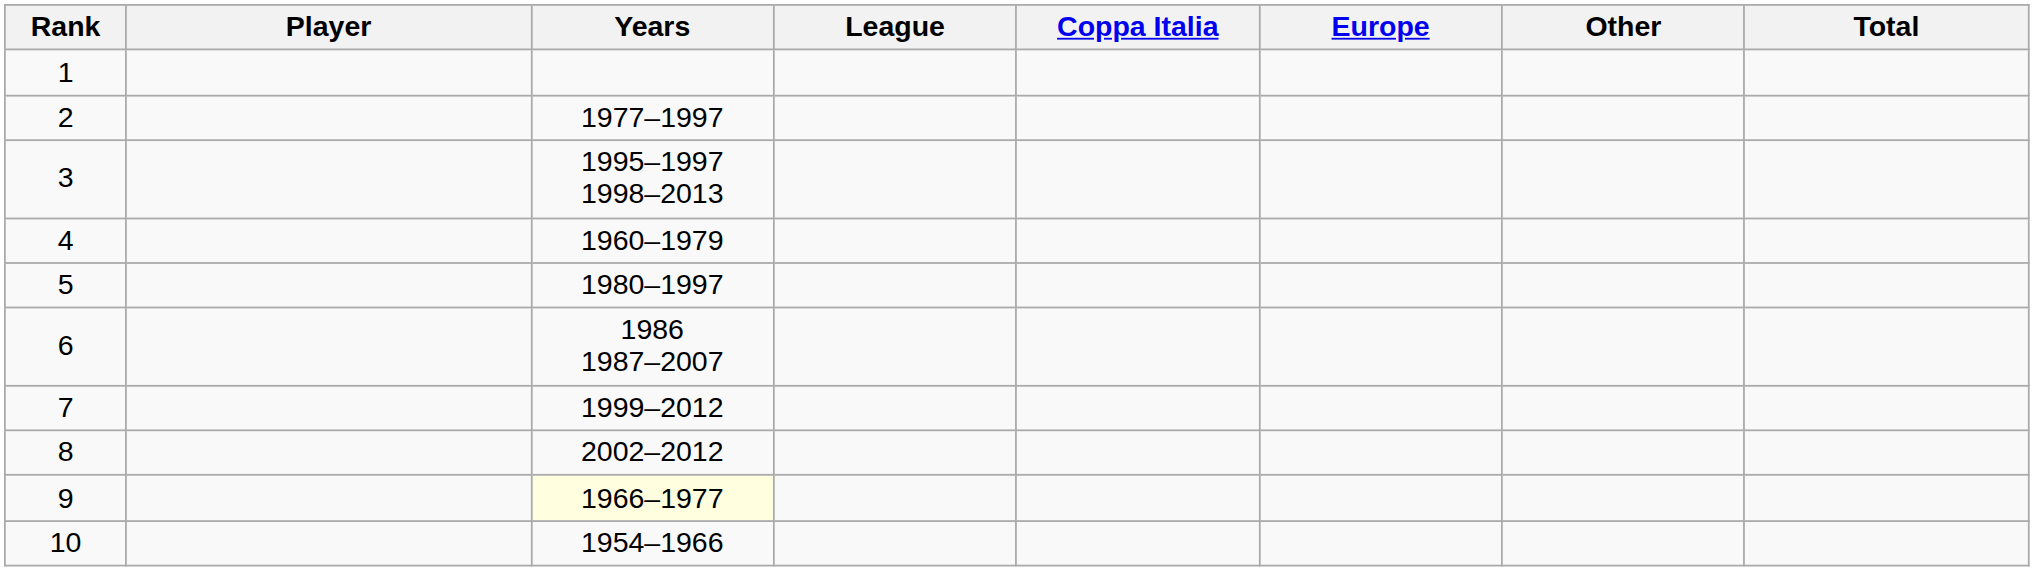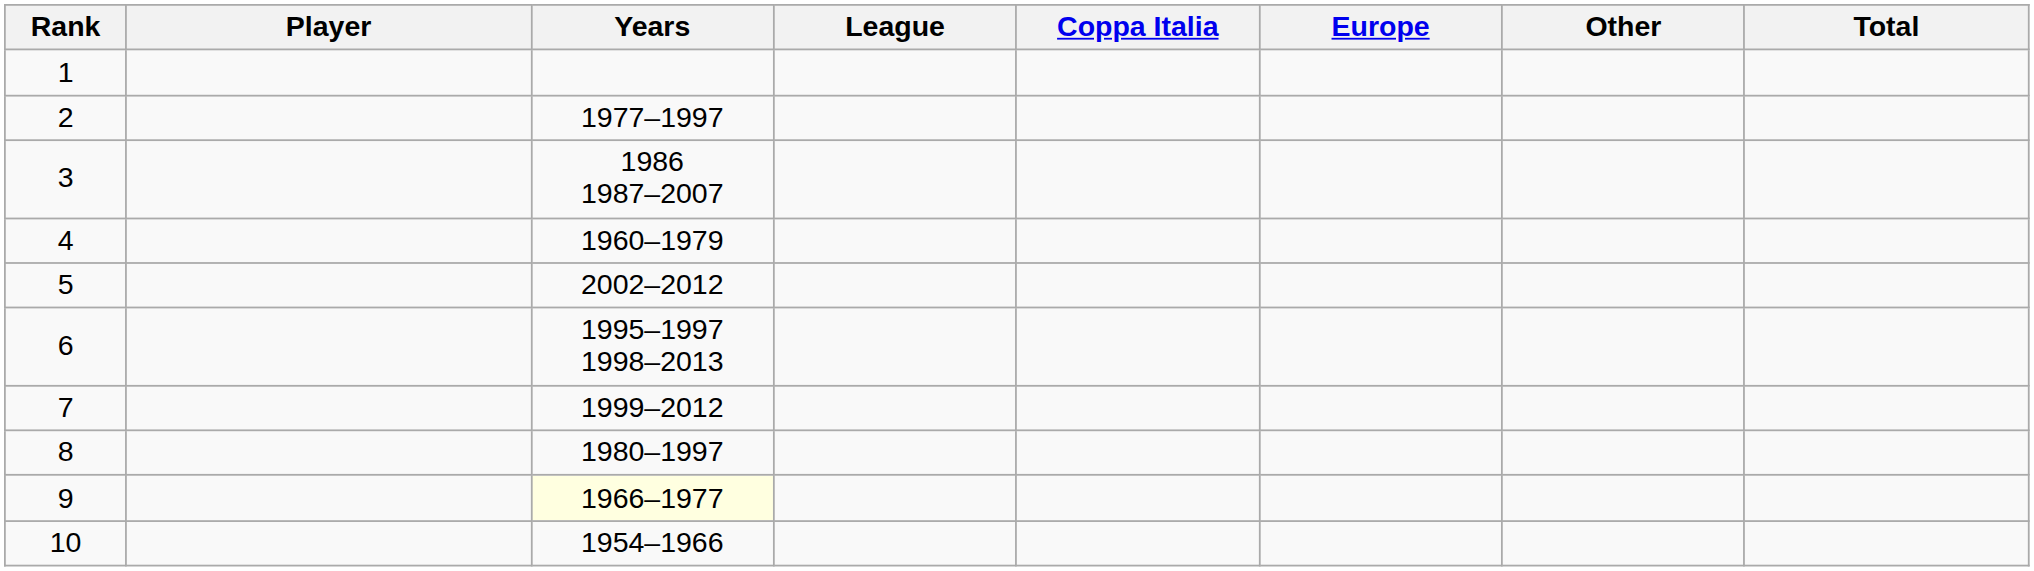(652, 178) 1995–1997 1998–2013 -> (652, 178) 1986 1987–2007
(652, 284) 1980–1997 -> (652, 284) 2002–2012
(652, 346) 1986 1987–2007 -> (652, 346) 1995–1997 1998–2013
(652, 452) 2002–2012 -> (652, 452) 1980–1997
